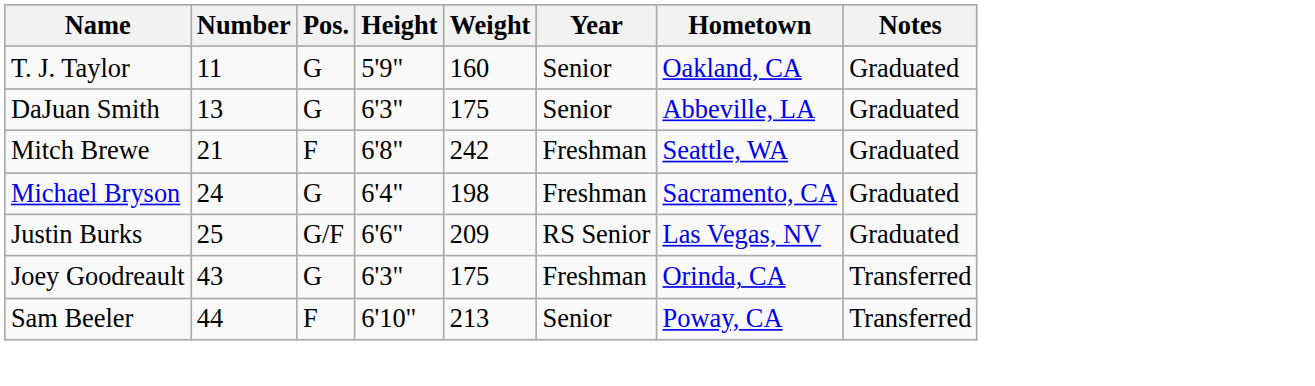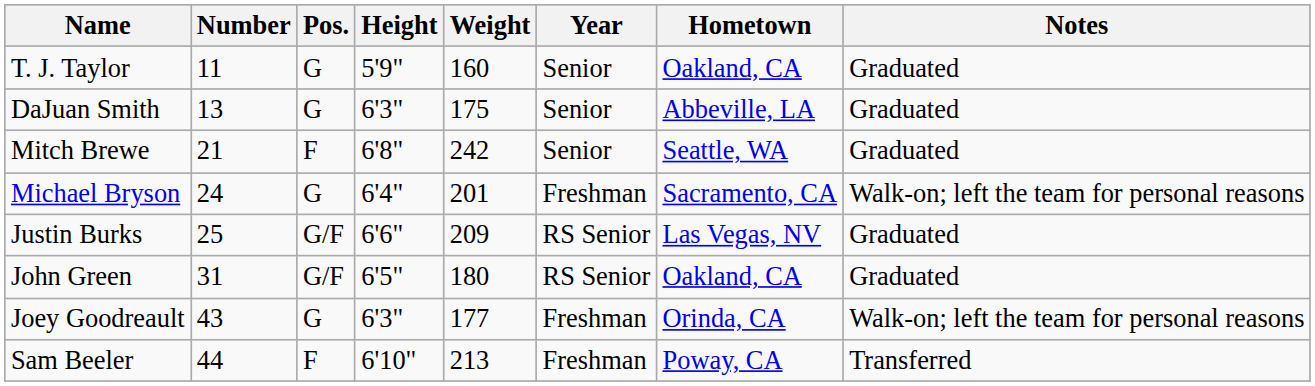(595, 151) Freshman -> (577, 151) Senior
(469, 192) 198 -> (469, 192) 201
(904, 192) Graduated -> (1077, 192) Walk-on; left the team for personal reasons
+ row: (71, 276)
(469, 276) 175 -> (469, 318) 177
(910, 276) Transferred -> (1077, 318) Walk-on; left the team for personal reasons
(577, 318) Senior -> (595, 360) Freshman
